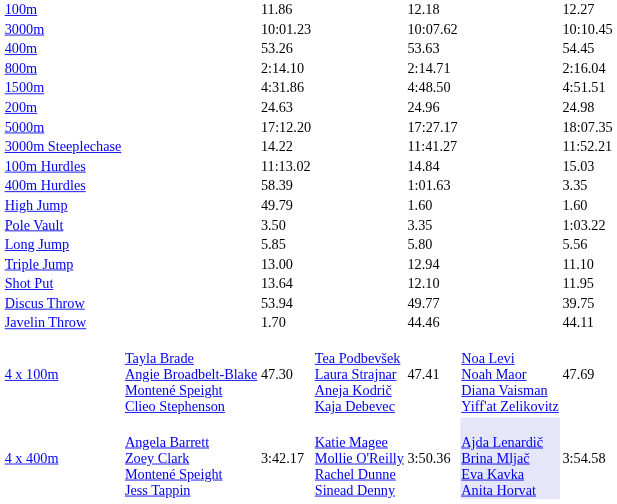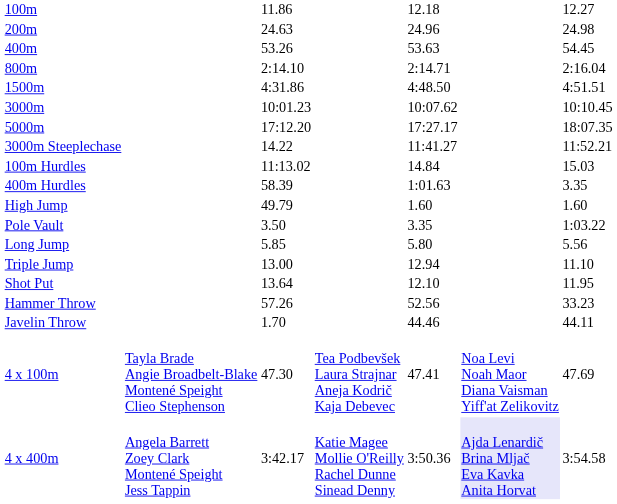rows swapped: (21, 107) <-> (24, 29)
- row: (45, 303)
+ row: (50, 303)
